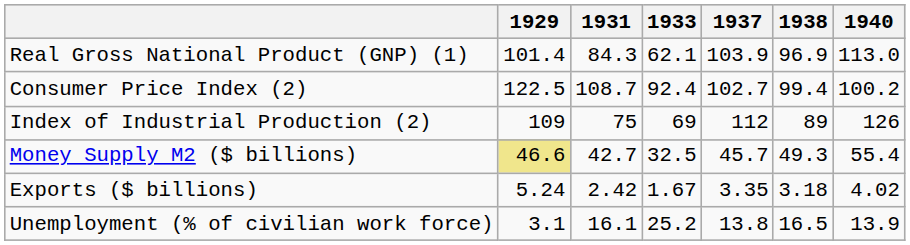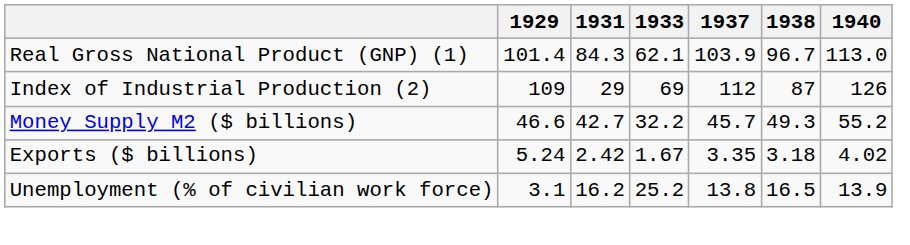(803, 55) 96.9 -> (791, 55) 96.7
- row: (159, 89)
(625, 123) 75 -> (612, 89) 29
(816, 123) 89 -> (803, 89) 87
(541, 156) khaki background -> (541, 123) no background
(672, 156) 32.5 -> (659, 123) 32.2
(875, 156) 55.4 -> (863, 123) 55.2
(612, 224) 16.1 -> (600, 190) 16.2
